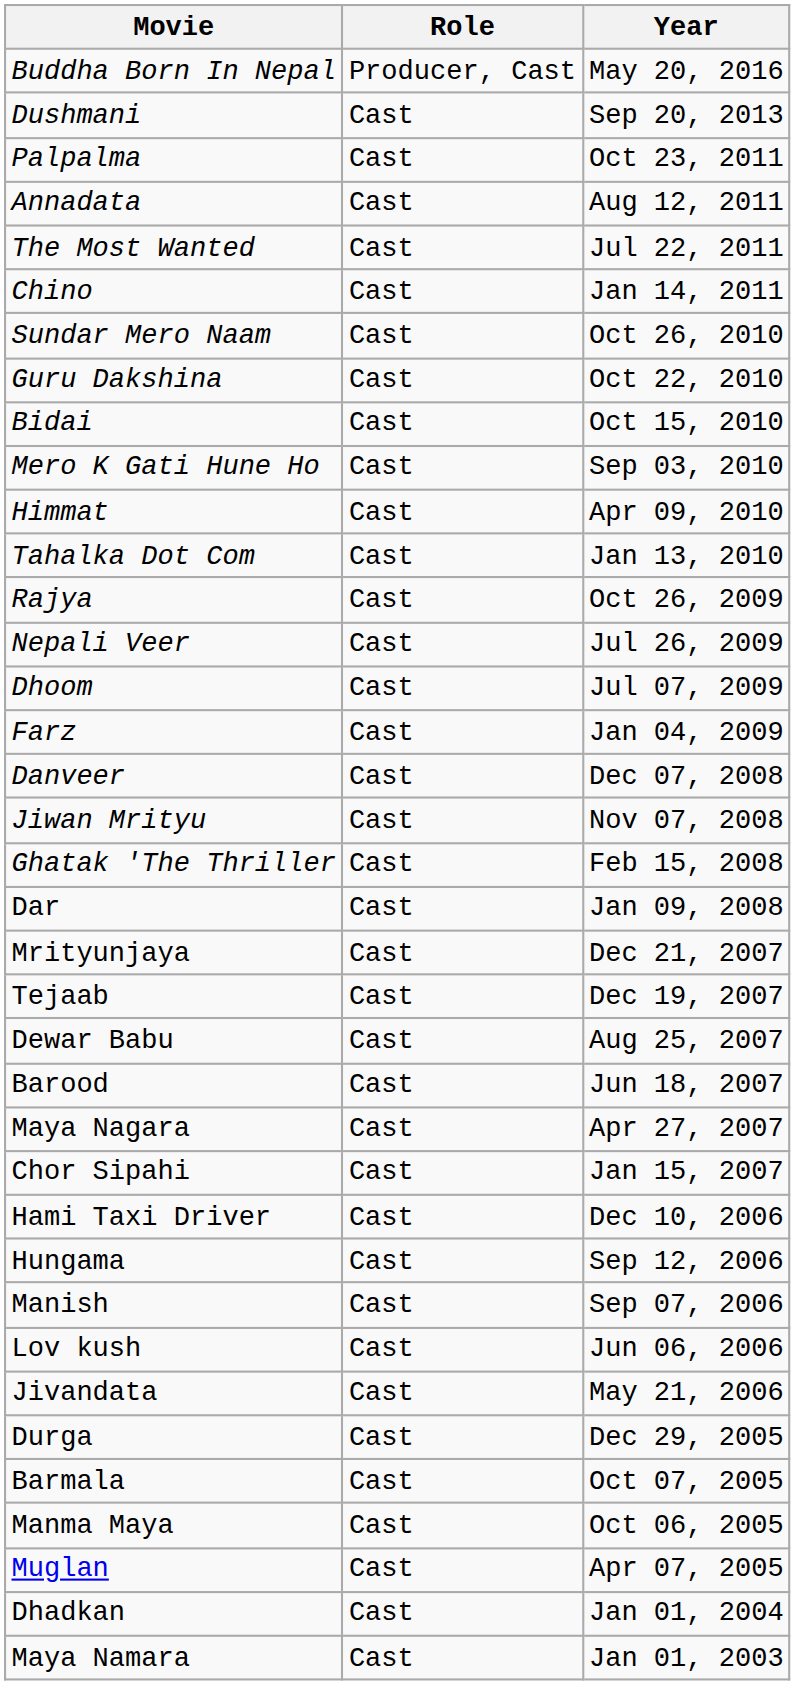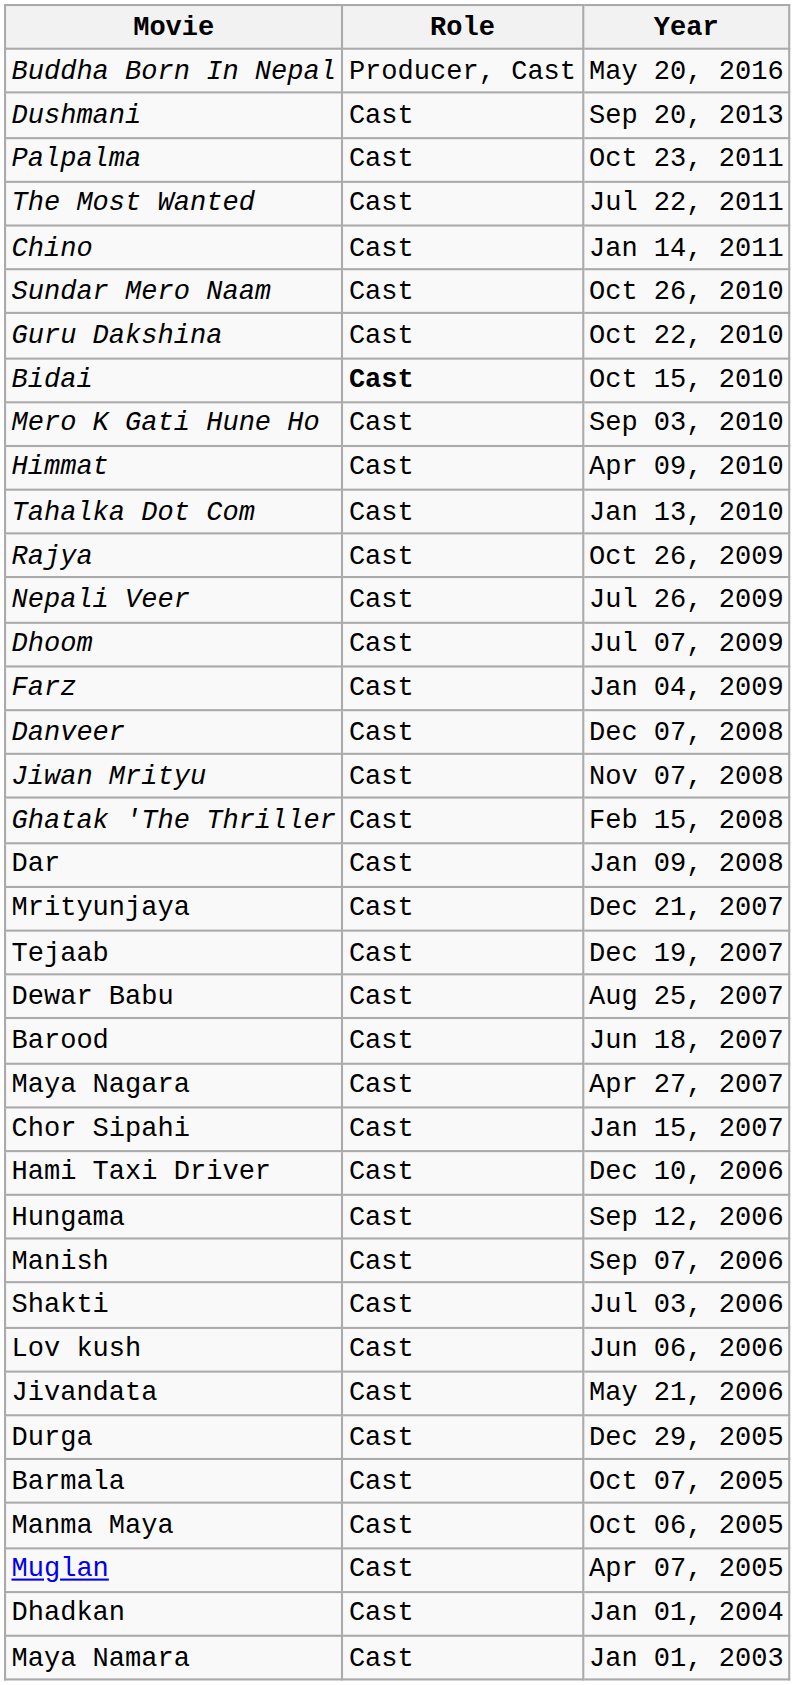- row: (76, 203)
(381, 424) normal -> (381, 380) bold
+ row: (60, 1305)
